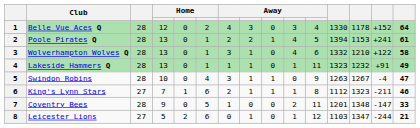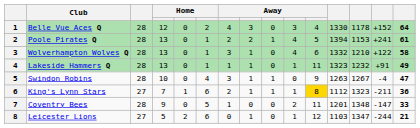(316, 91) no background -> (316, 91) gold background
(404, 91) 46 -> (404, 91) 36
